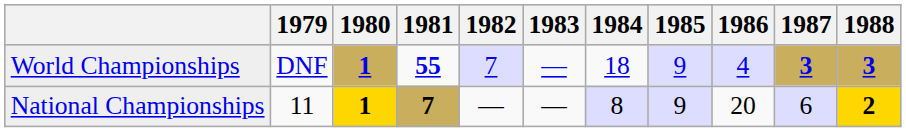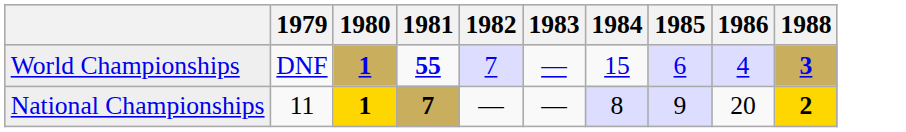- column: (806, 24)
(617, 65) 18 -> (617, 65) 15
(680, 65) 9 -> (680, 65) 6
